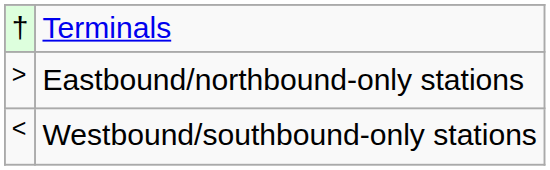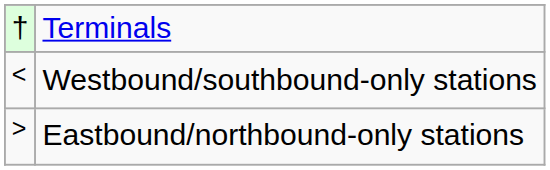rows swapped: (290, 135) <-> (283, 80)
